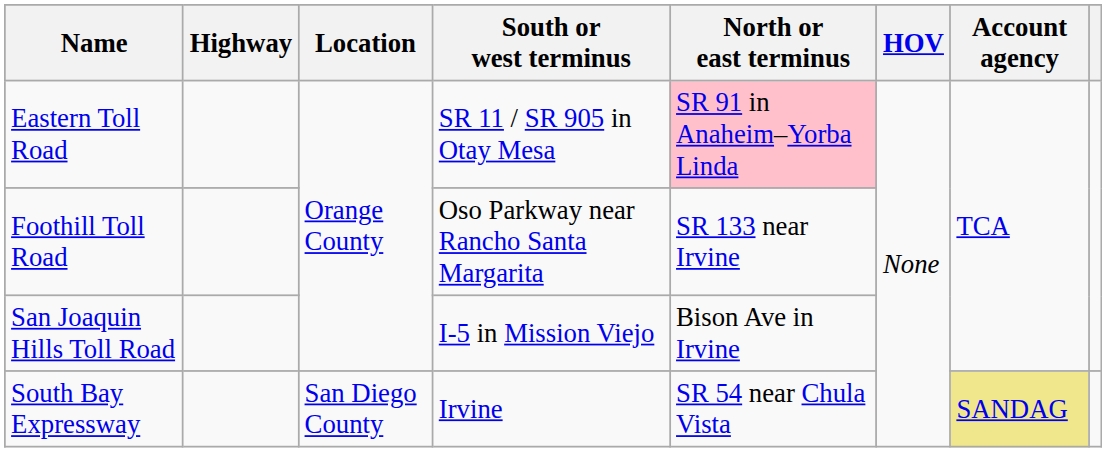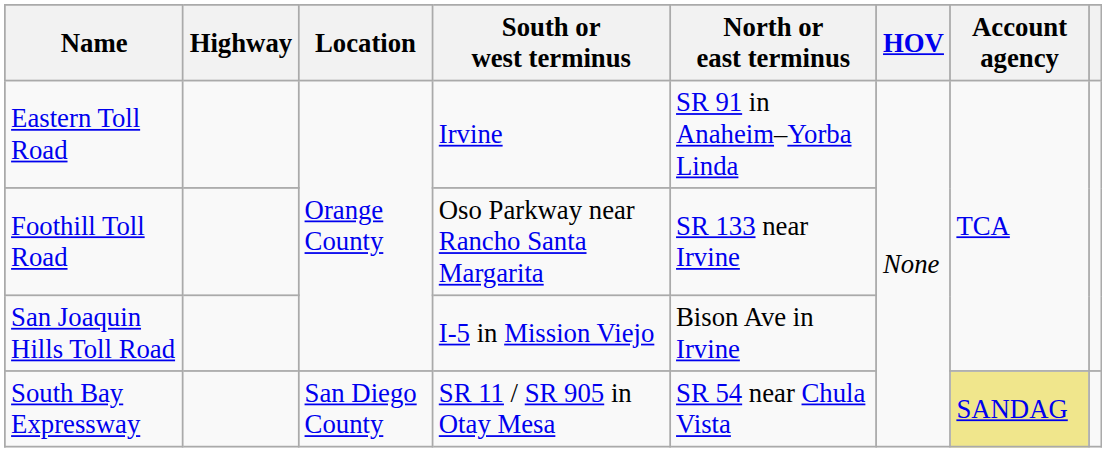(535, 134) SR 11 / SR 905 in Otay Mesa -> (471, 134) Irvine
(764, 134) pink background -> (764, 134) no background
(471, 409) Irvine -> (535, 409) SR 11 / SR 905 in Otay Mesa
